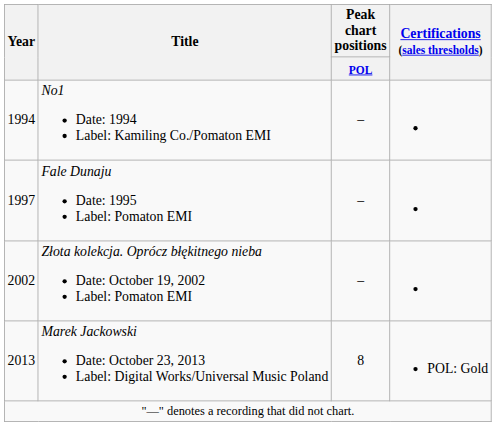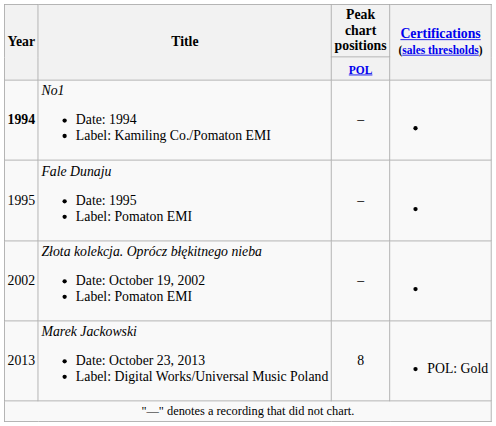(21, 120) normal -> (21, 120) bold
(21, 200) 1997 -> (21, 200) 1995
